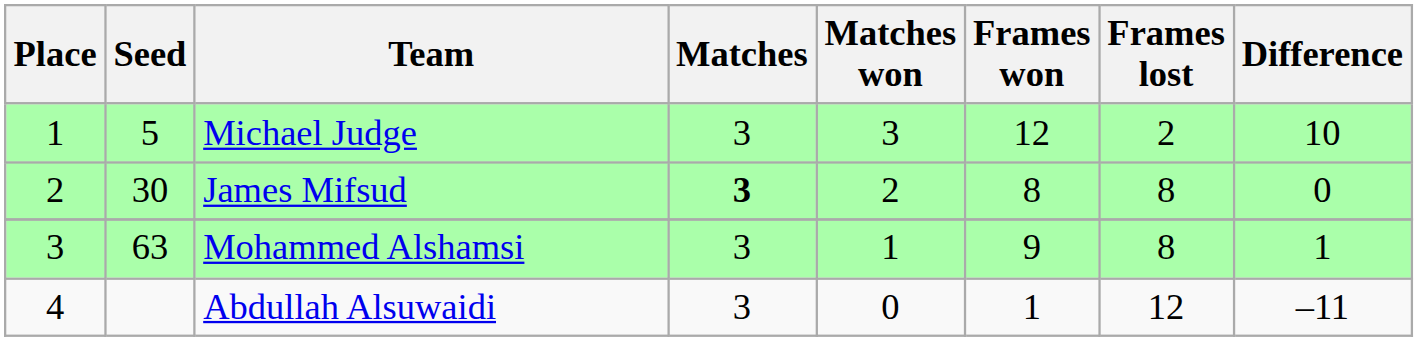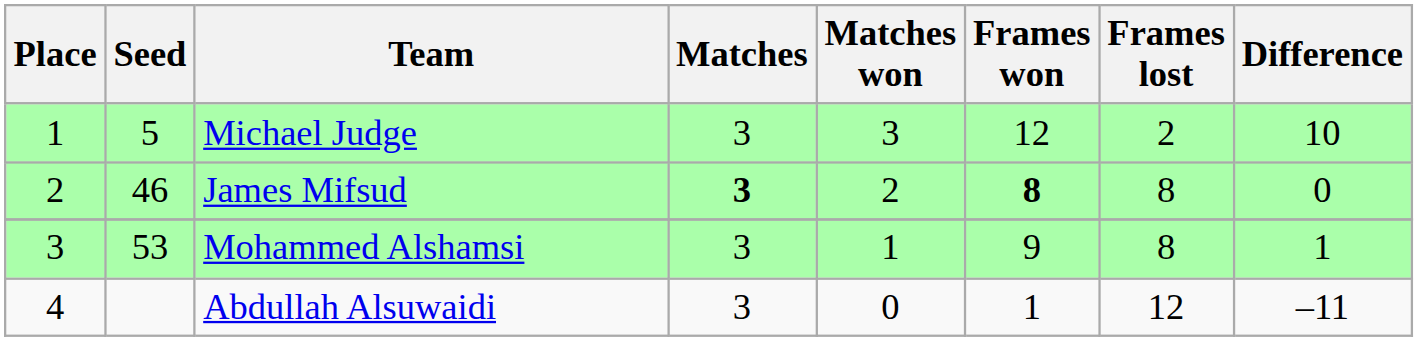(150, 190) 30 -> (150, 190) 46
(1032, 190) normal -> (1032, 190) bold
(150, 248) 63 -> (150, 248) 53
